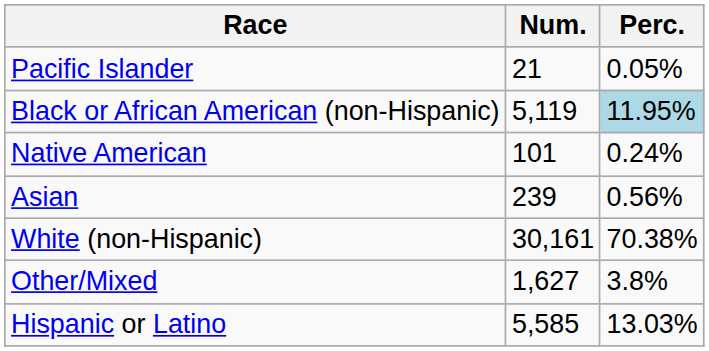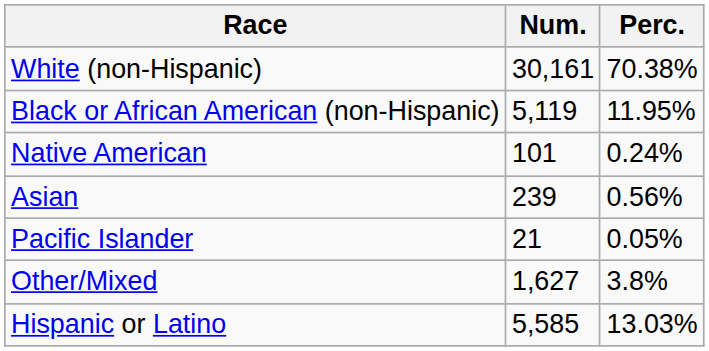rows swapped: (137, 238) <-> (102, 68)
(651, 111) lightblue background -> (651, 111) no background
